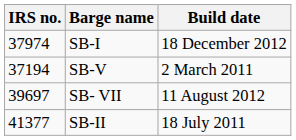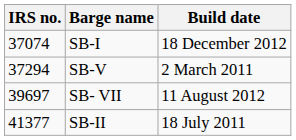(29, 43) 37974 -> (29, 43) 37074
(29, 69) 37194 -> (29, 69) 37294
